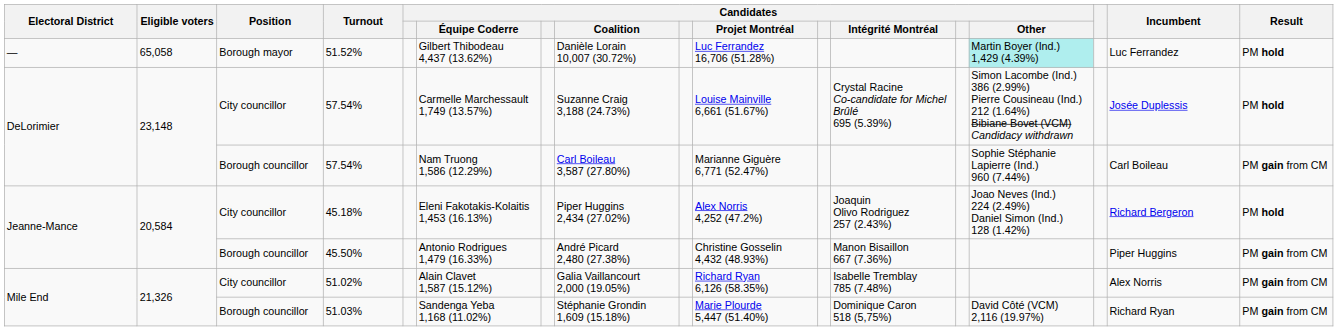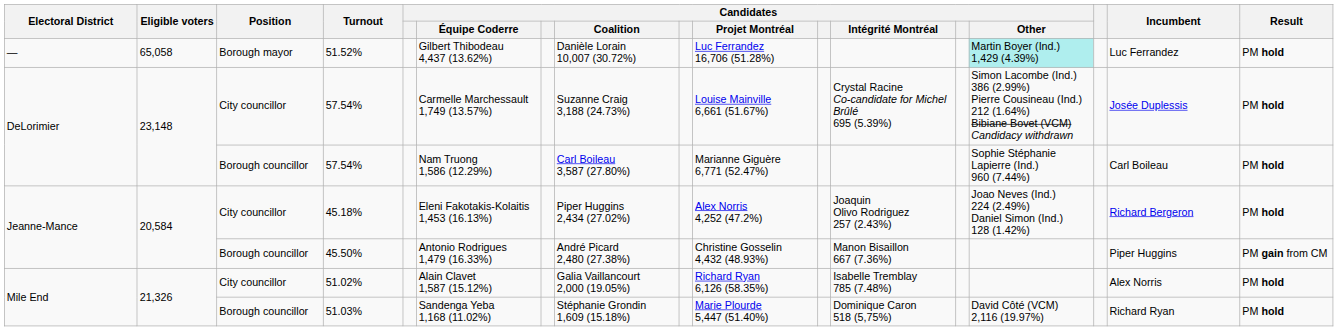(1285, 165) PM gain from CM -> (1263, 165) PM hold
(1285, 282) PM gain from CM -> (1263, 282) PM hold
(1285, 311) PM gain from CM -> (1263, 311) PM hold
